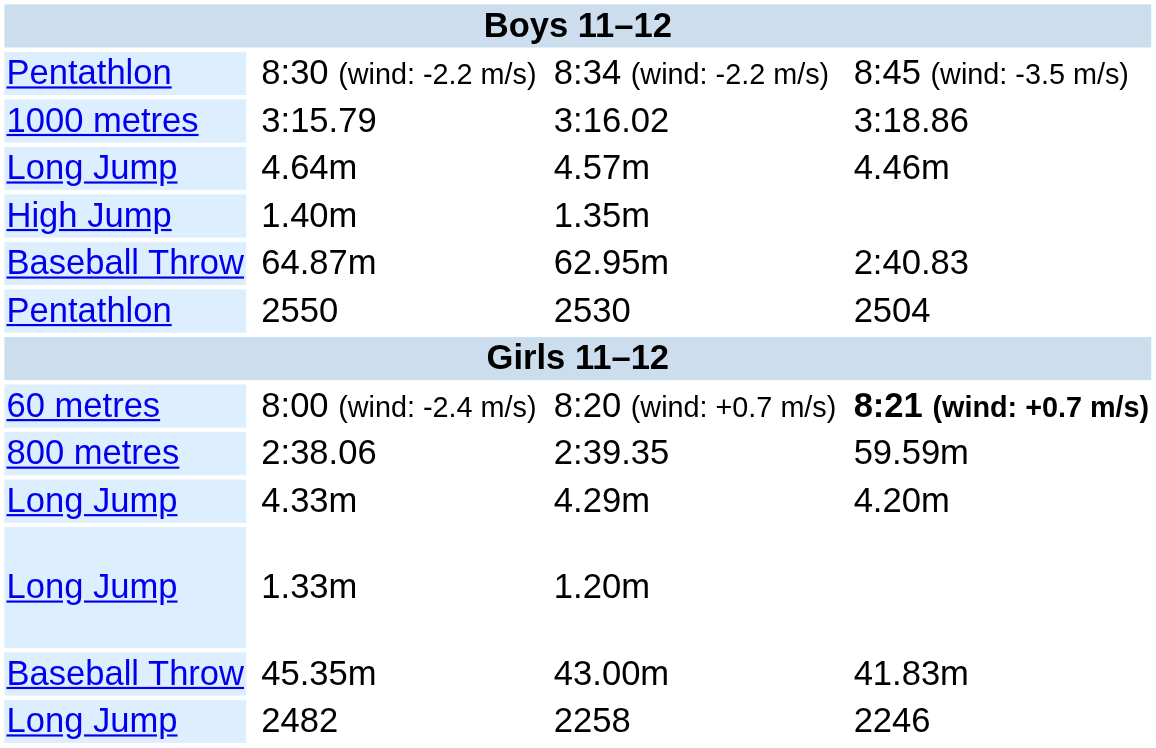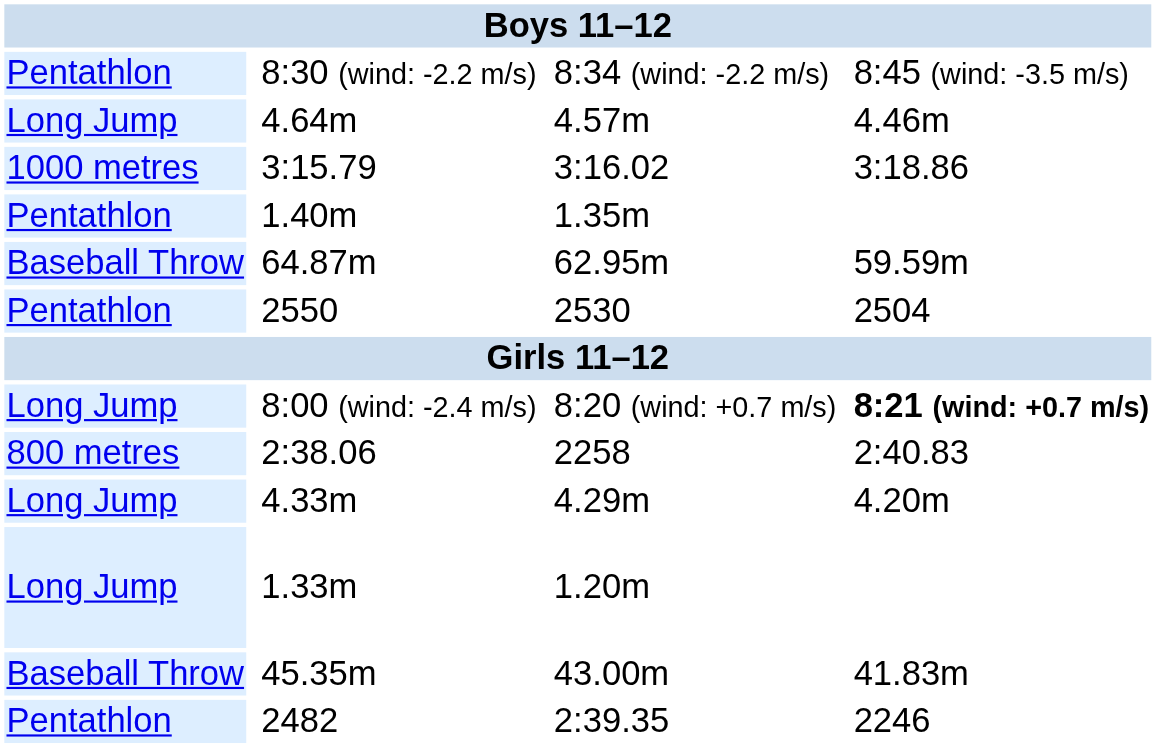rows swapped: (319, 120) <-> (309, 167)
(89, 215) High Jump -> (89, 215) Pentathlon
(911, 262) 2:40.83 -> (911, 262) 59.59m
(83, 405) 60 metres -> (92, 405) Long Jump
(612, 453) 2:39.35 -> (592, 453) 2258
(911, 453) 59.59m -> (911, 453) 2:40.83
(92, 720) Long Jump -> (89, 720) Pentathlon
(592, 720) 2258 -> (612, 720) 2:39.35
